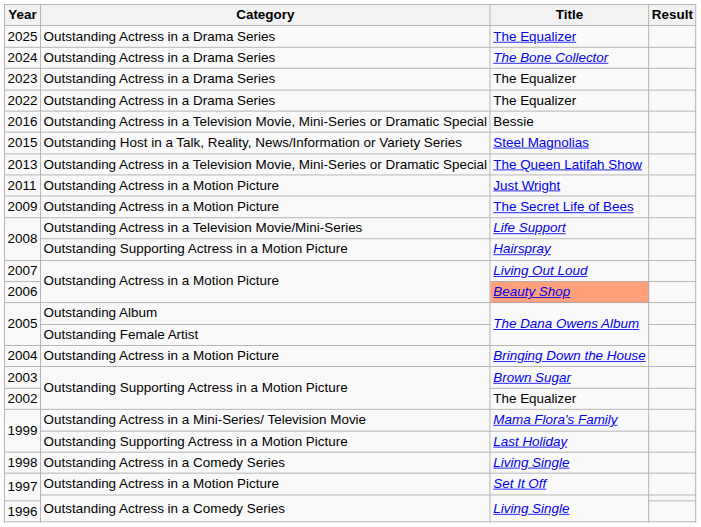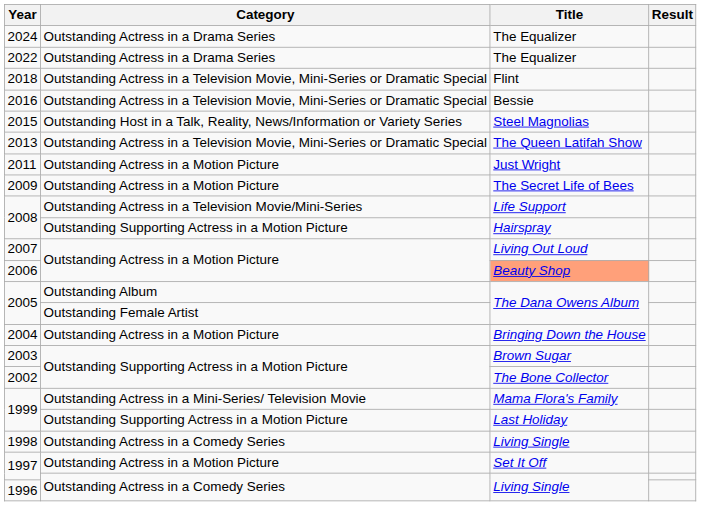- row: (22, 36)
(551, 57) The Bone Collector -> (535, 36) The Equalizer
- row: (22, 79)
+ row: (22, 79)
(535, 398) The Equalizer -> (551, 377) The Bone Collector
